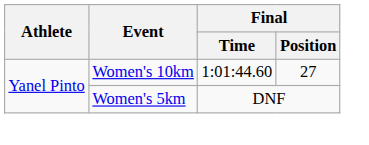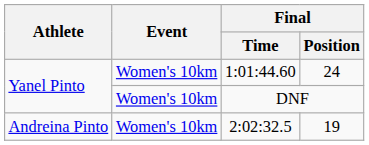(308, 72) 27 -> (332, 72) 24
(139, 99) Women's 5km -> (167, 99) Women's 10km
+ row: (260, 126)
